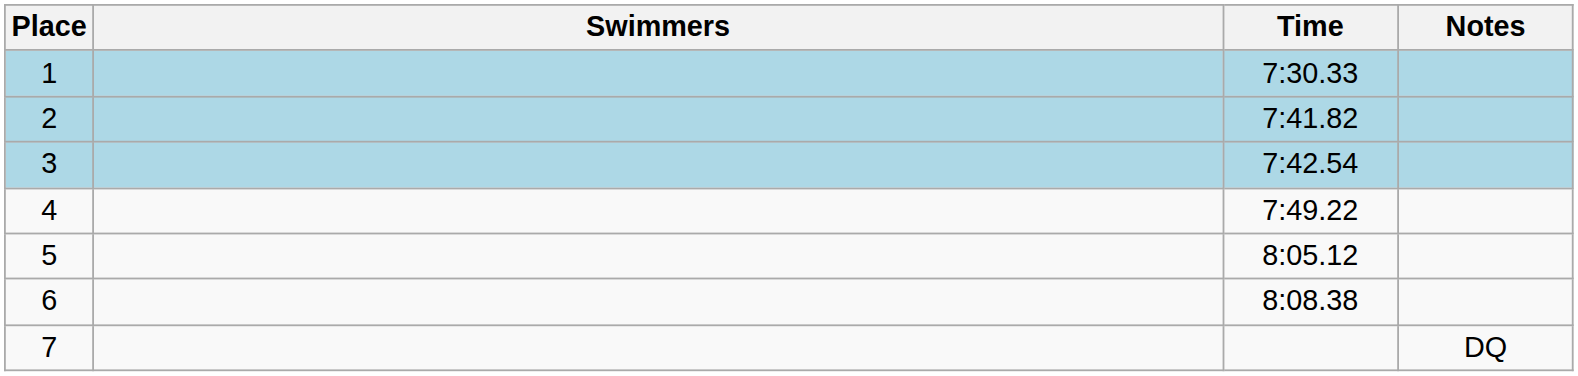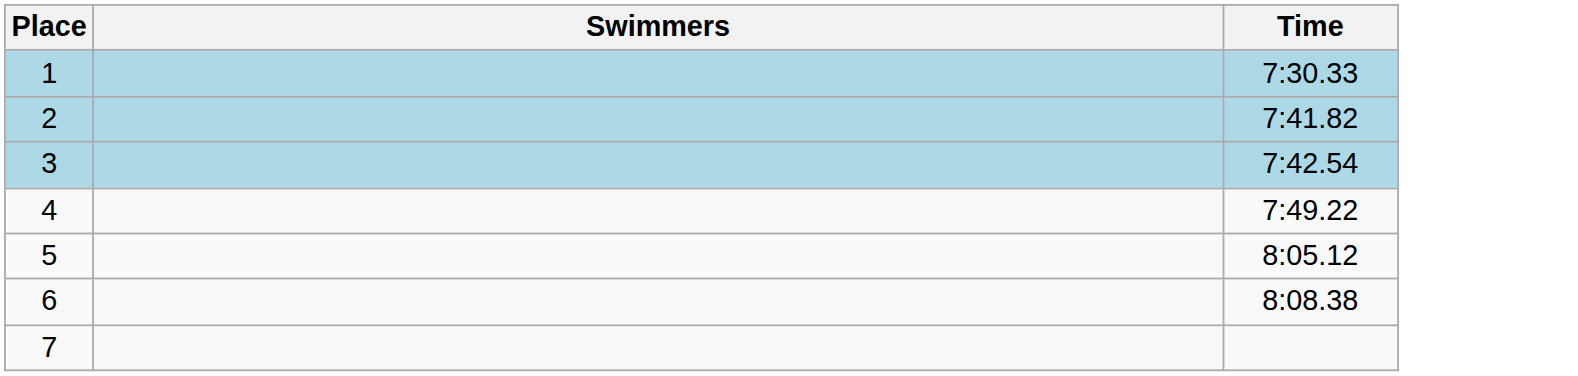- column: (1486, 27)
